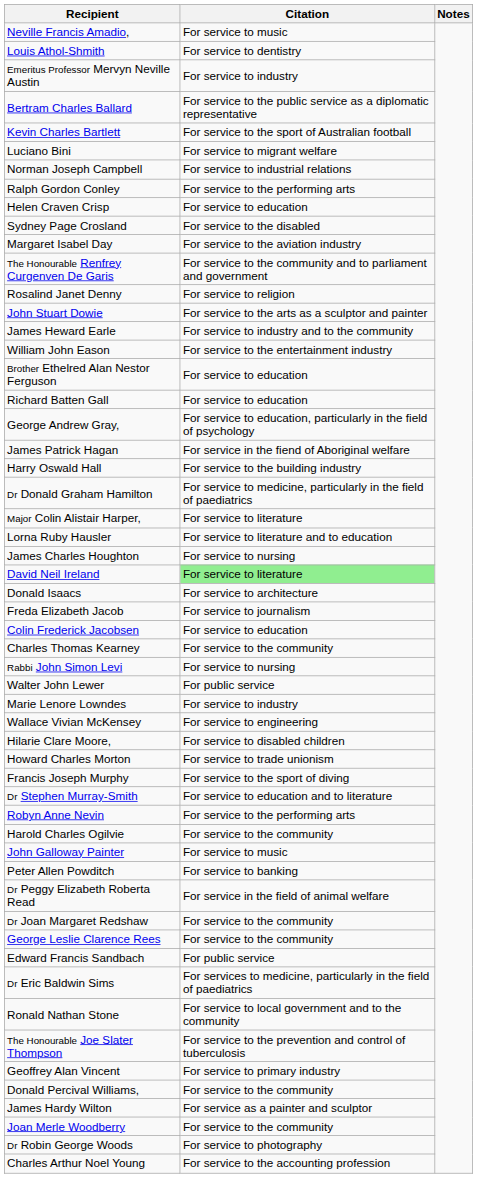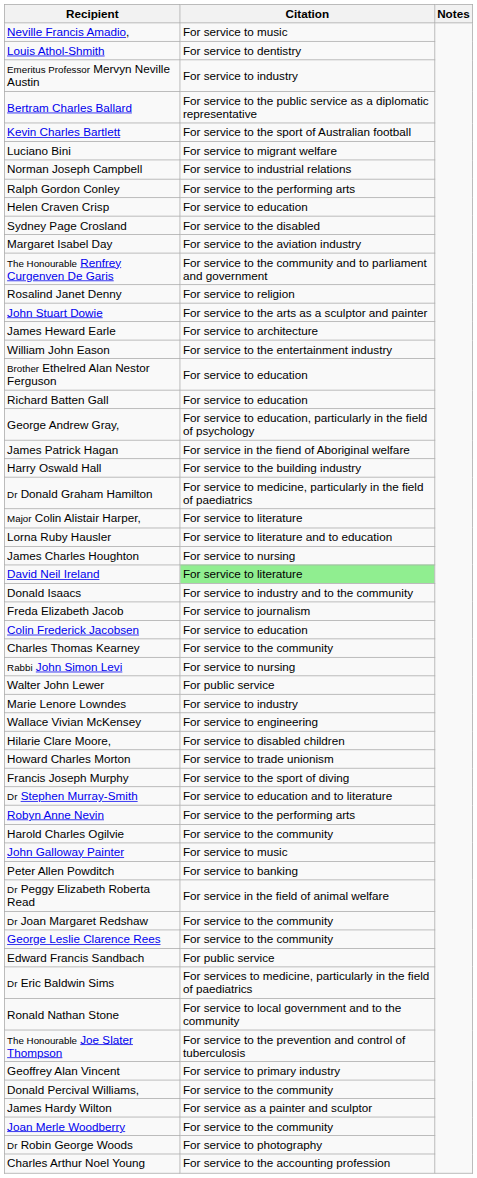(298, 331) For service to industry and to the community -> (251, 331) For service to architecture
(251, 593) For service to architecture -> (298, 593) For service to industry and to the community
